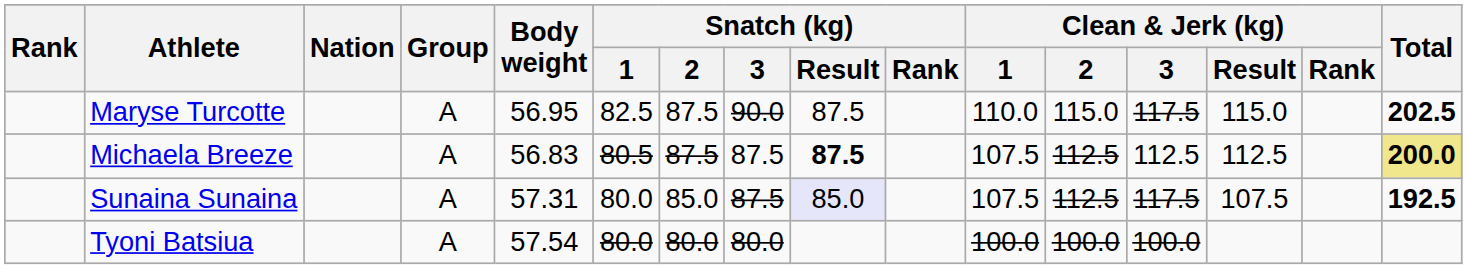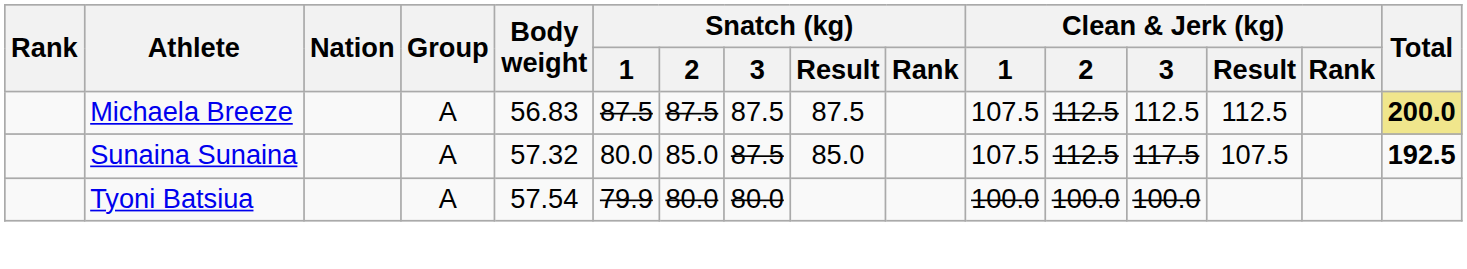- row: (188, 112)
(626, 155) 80.5 -> (626, 112) 87.5
(838, 155) bold -> (838, 112) normal
(544, 198) 57.31 -> (544, 155) 57.32
(838, 198) lavender background -> (838, 155) no background
(626, 241) 80.0 -> (626, 198) 79.9
